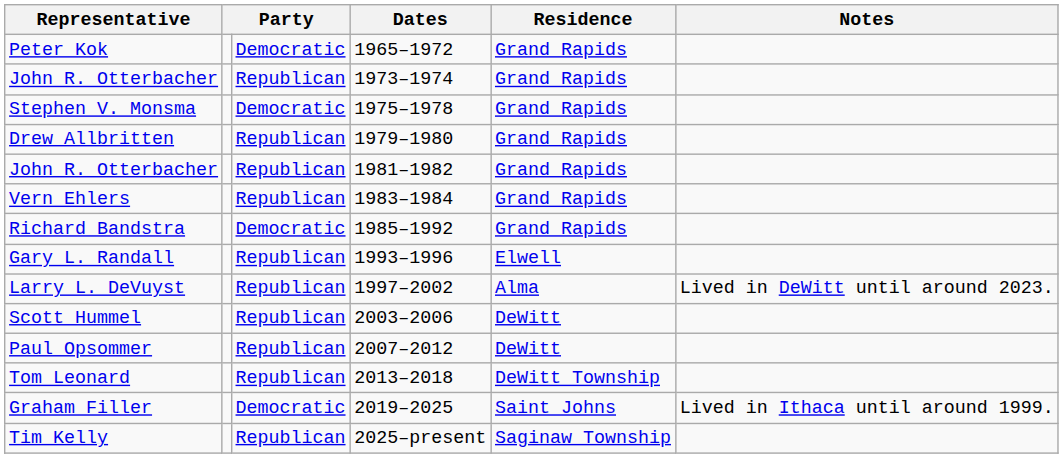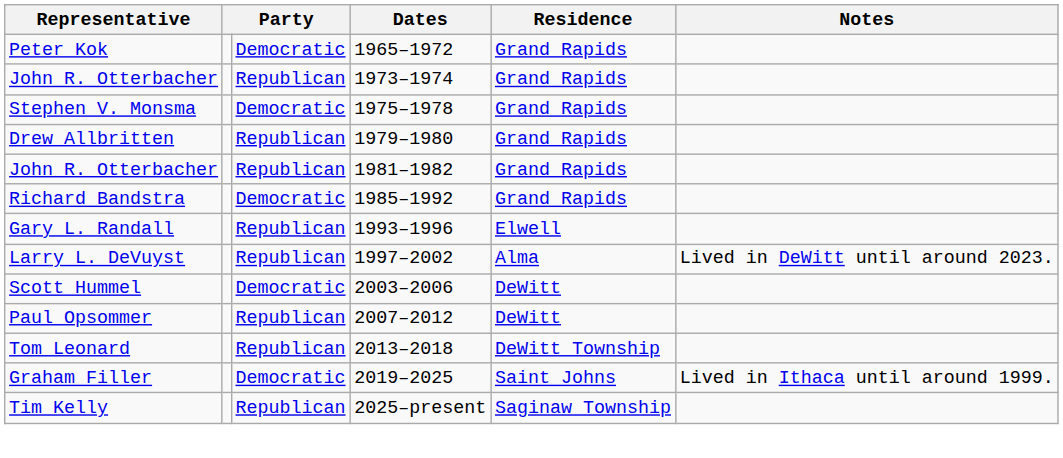- row: (70, 199)
(291, 318) Republican -> (291, 289) Democratic
